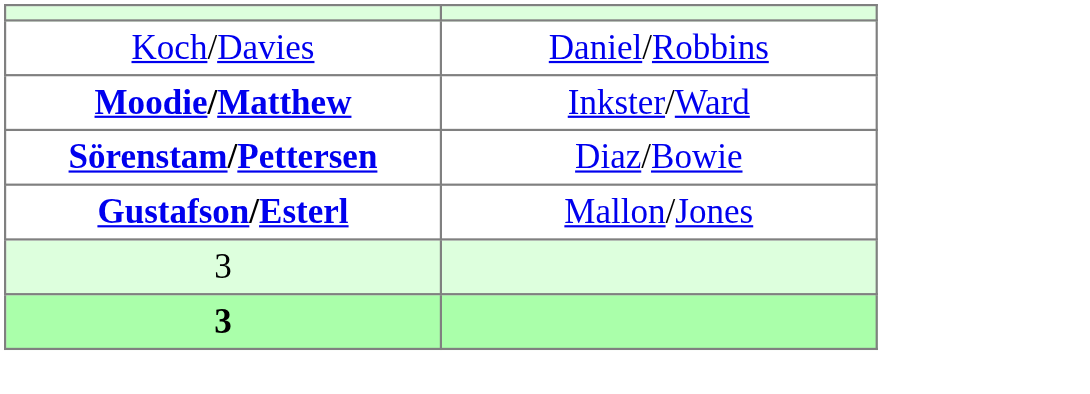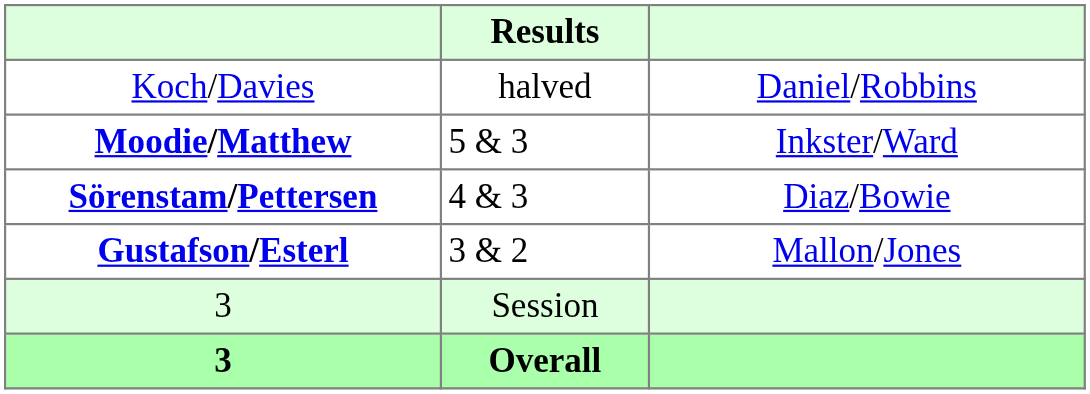+ column: (545, 31)
